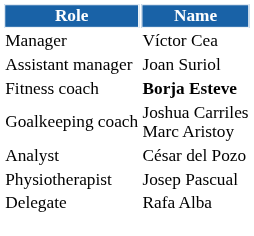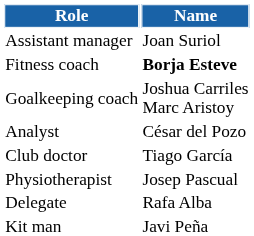- row: (36, 40)
+ row: (46, 155)
+ row: (33, 226)
